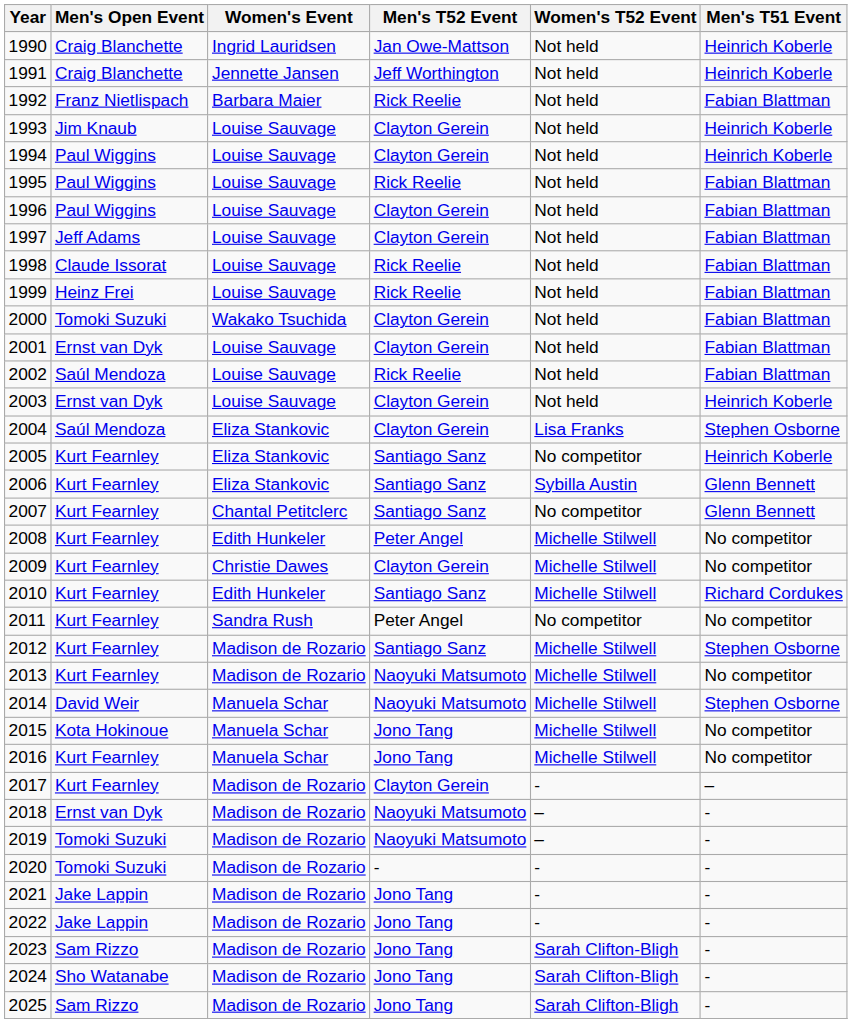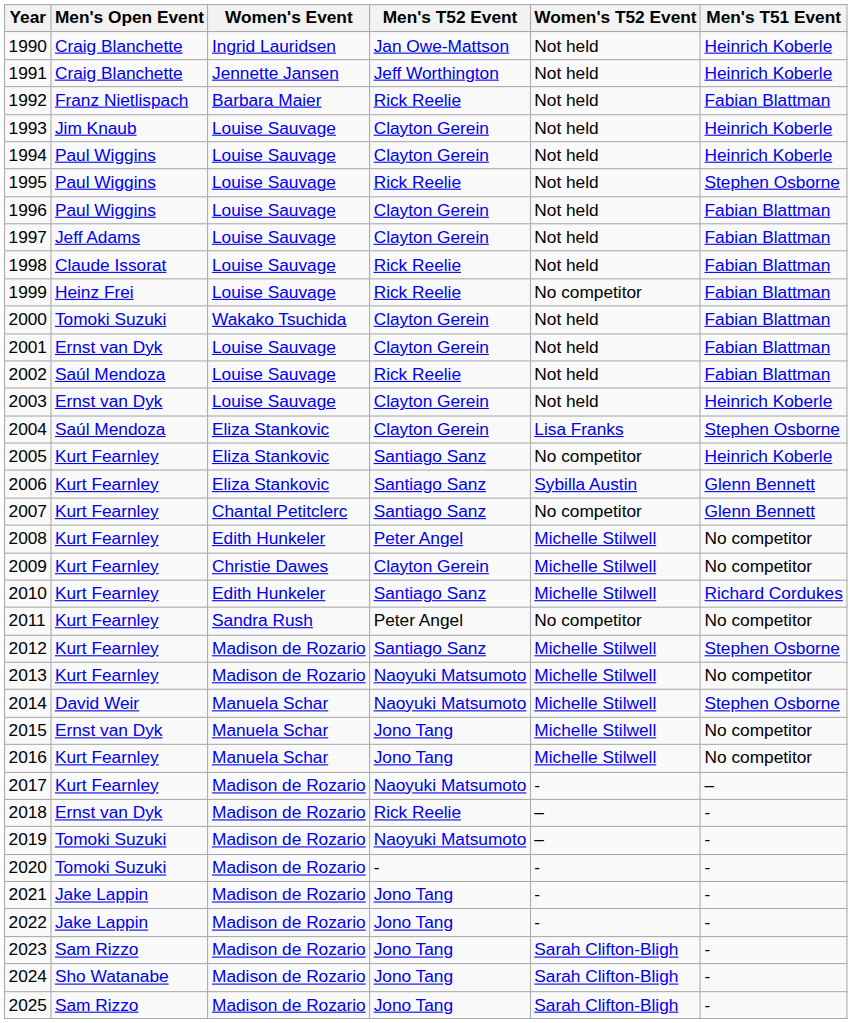(767, 182) Fabian Blattman -> (772, 182) Stephen Osborne
(566, 292) Not held -> (588, 292) No competitor
(112, 730) Kota Hokinoue -> (109, 730) Ernst van Dyk
(431, 785) Clayton Gerein -> (450, 785) Naoyuki Matsumoto
(450, 812) Naoyuki Matsumoto -> (417, 812) Rick Reelie
